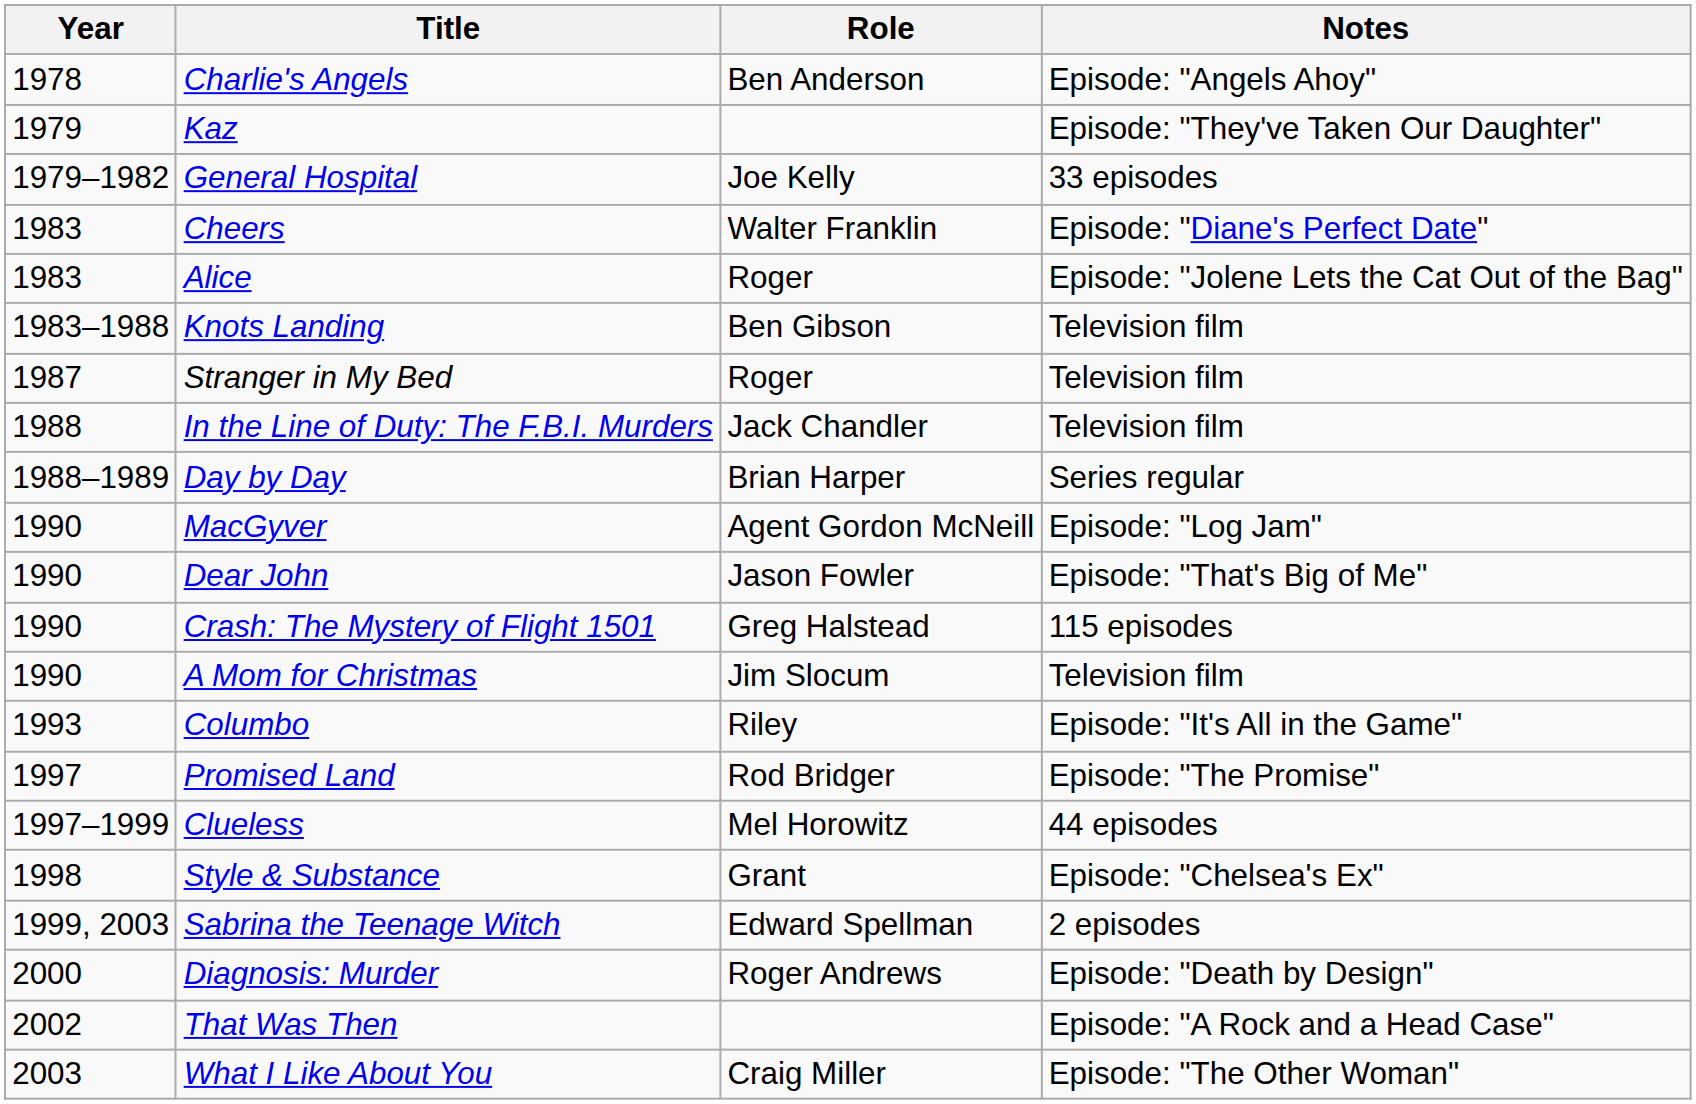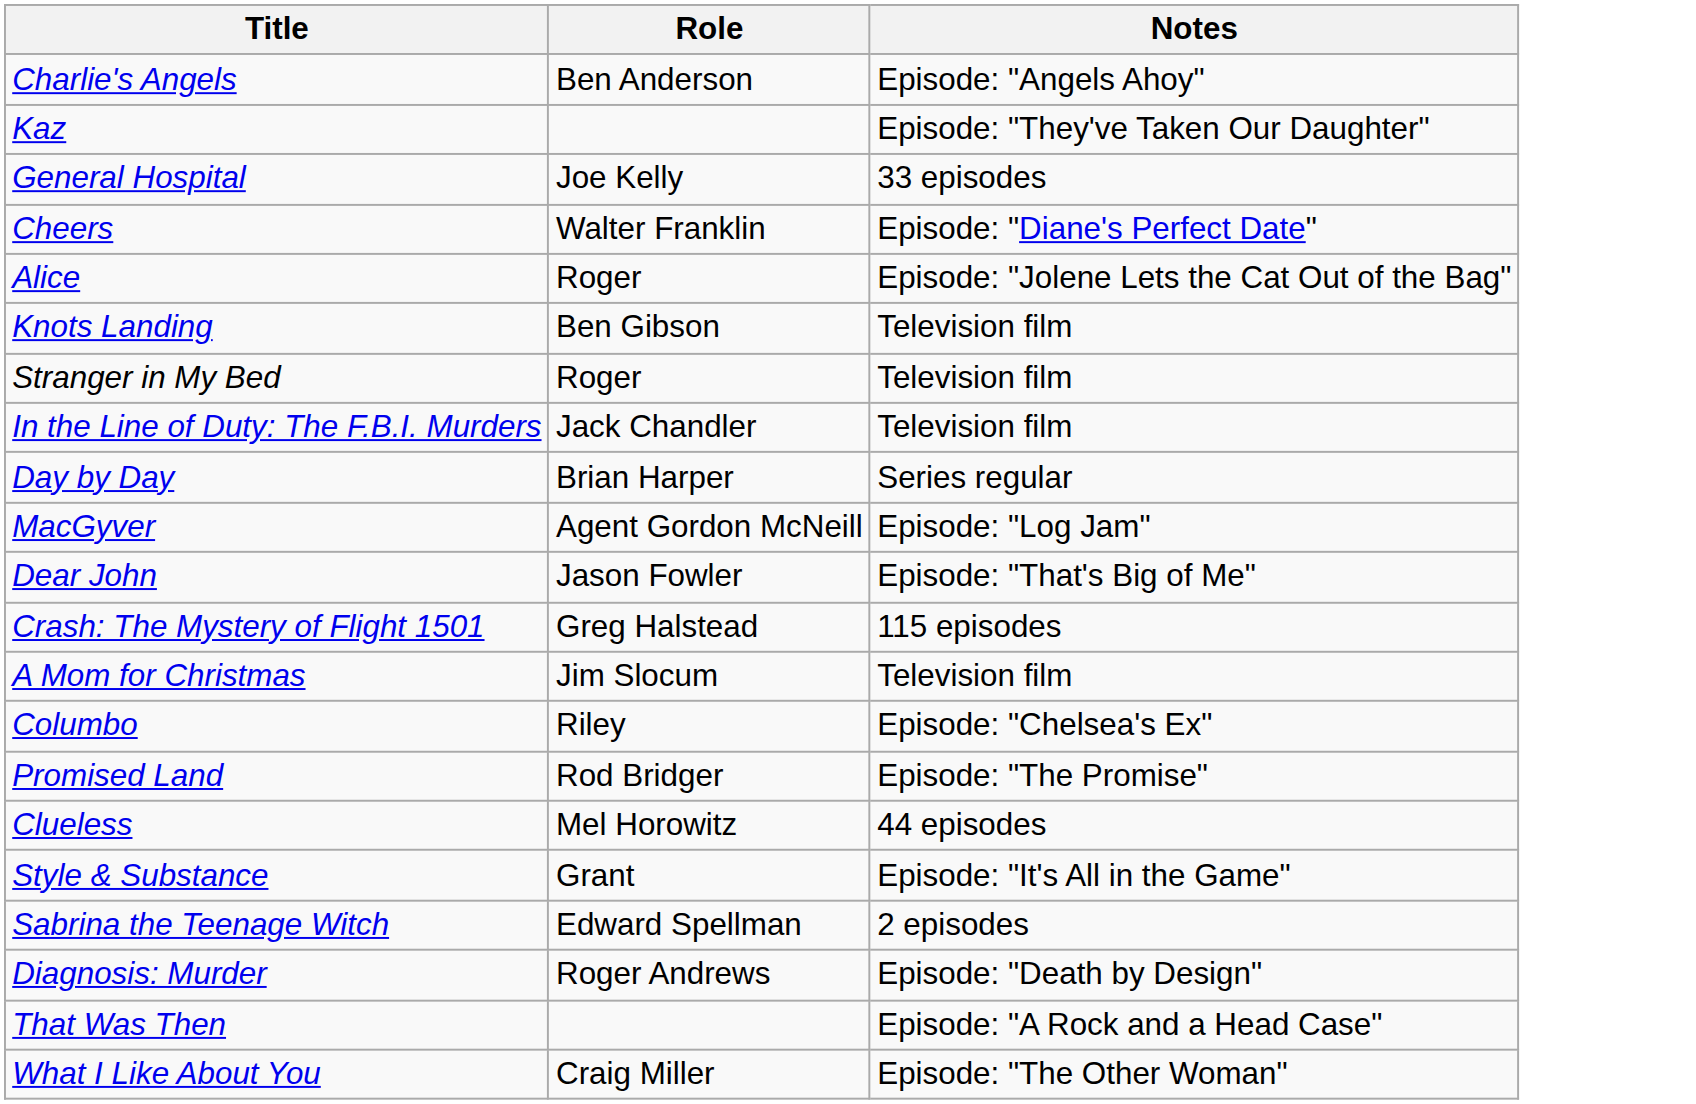- column: (91, 29)
(1255, 725) Episode: "It's All in the Game" -> (1045, 725) Episode: "Chelsea's Ex"
(1216, 874) Episode: "Chelsea's Ex" -> (1084, 874) Episode: "It's All in the Game"
